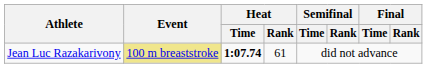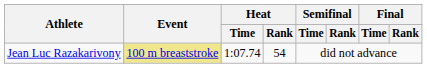(243, 53) bold -> (242, 53) normal
(280, 53) 61 -> (280, 53) 54
